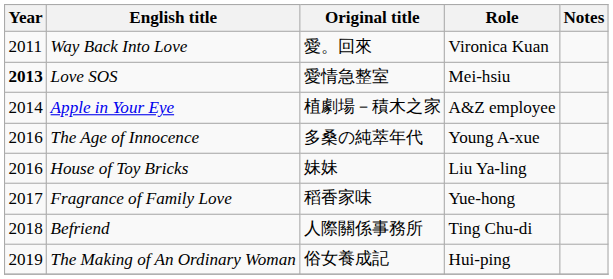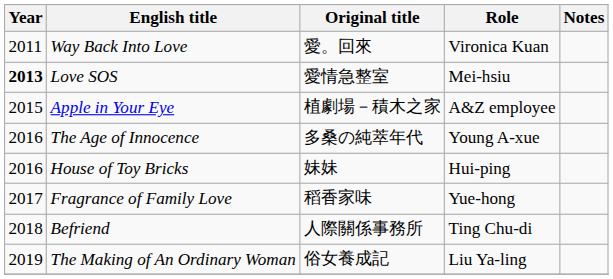(26, 107) 2014 -> (26, 107) 2015
(488, 168) Liu Ya-ling -> (479, 168) Hui-ping
(479, 259) Hui-ping -> (488, 259) Liu Ya-ling
